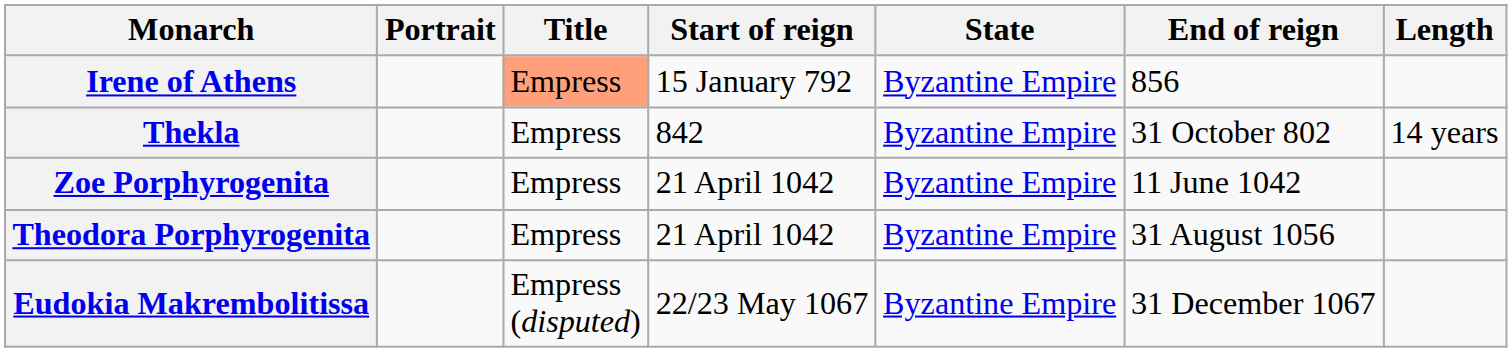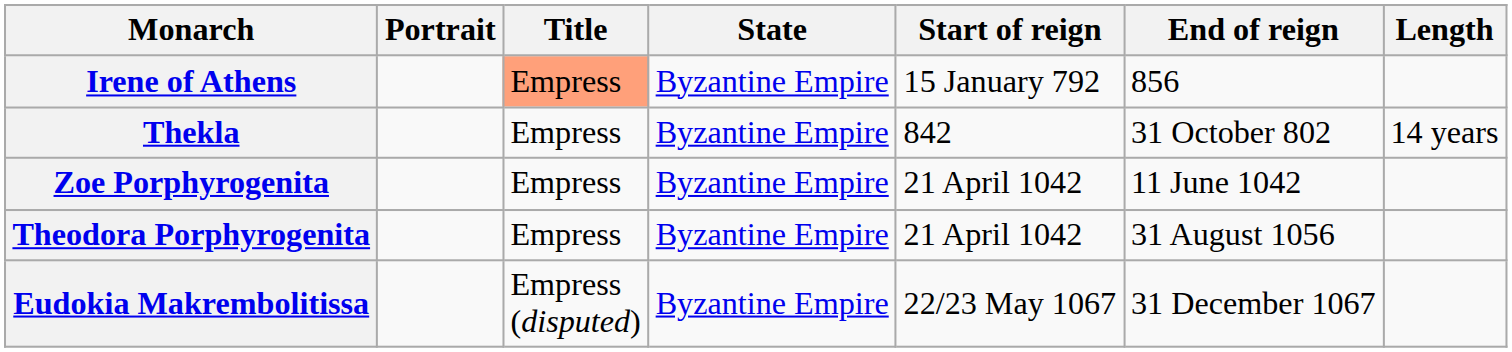columns swapped: (1000, 30) <-> (762, 30)
